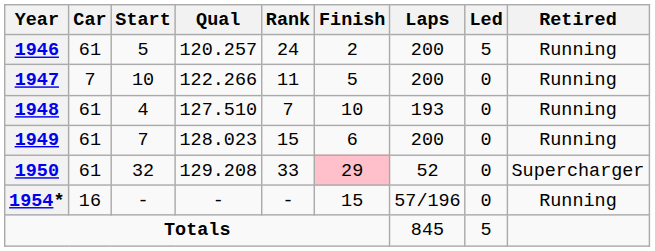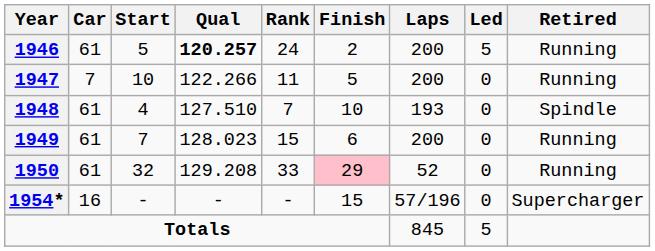(218, 50) normal -> (218, 50) bold
(578, 110) Running -> (578, 110) Spindle
(578, 170) Supercharger -> (578, 170) Running
(578, 200) Running -> (578, 200) Supercharger
